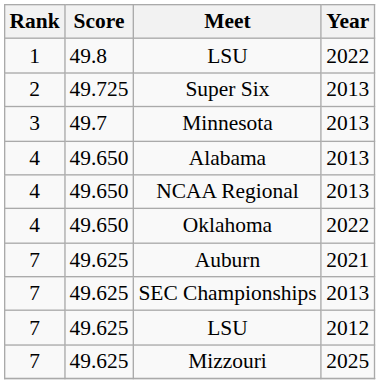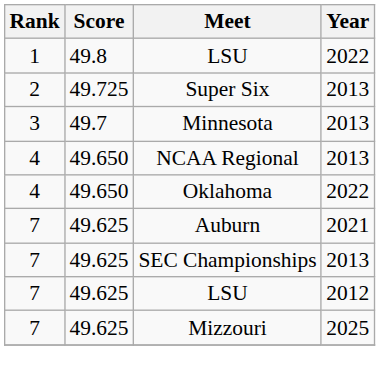- row: (35, 157)
